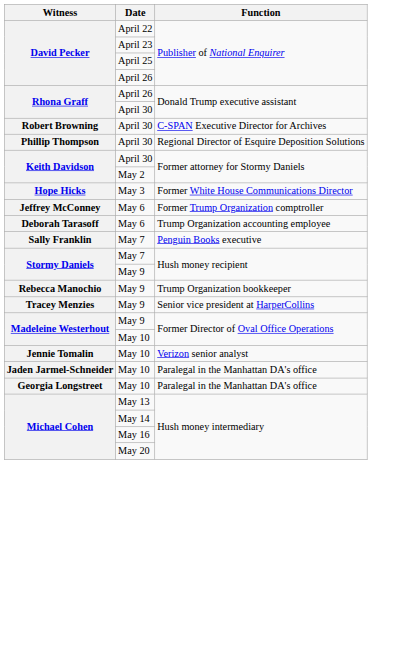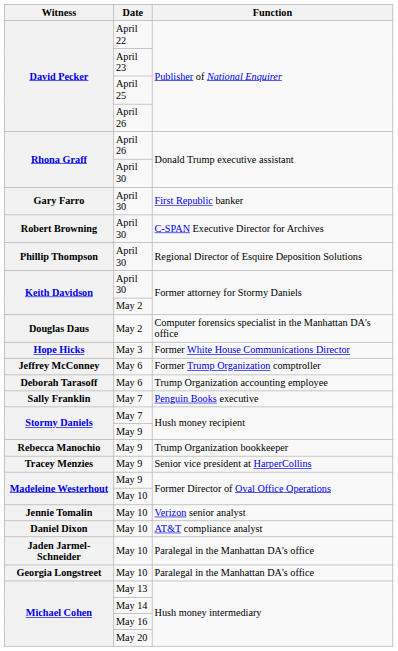+ row: (59, 201)
+ row: (59, 328)
+ row: (59, 529)
